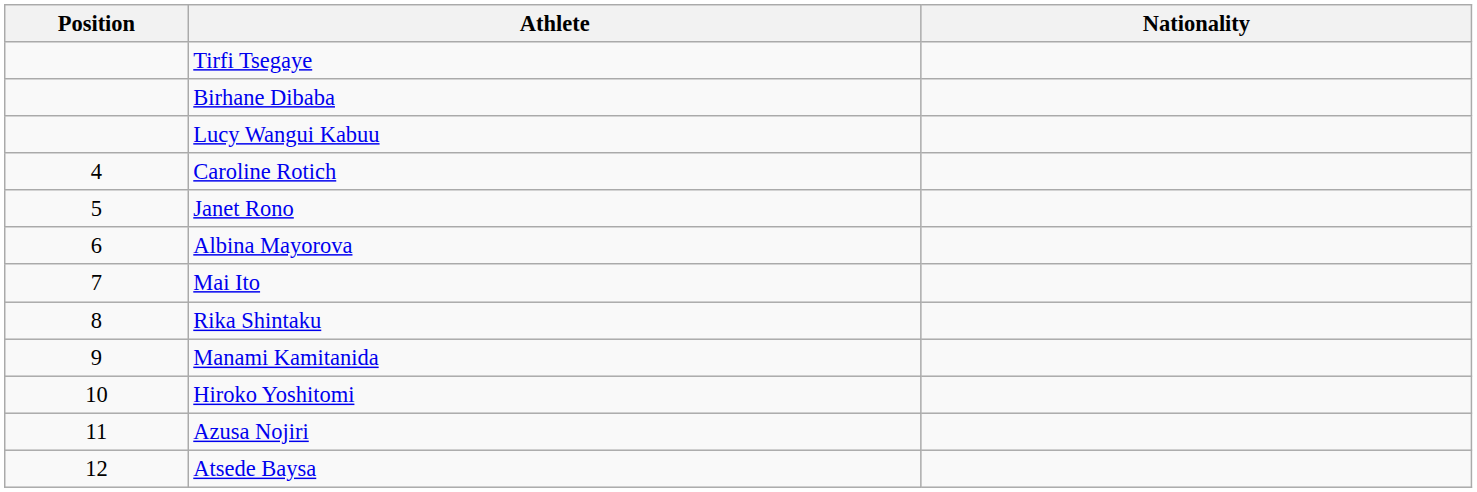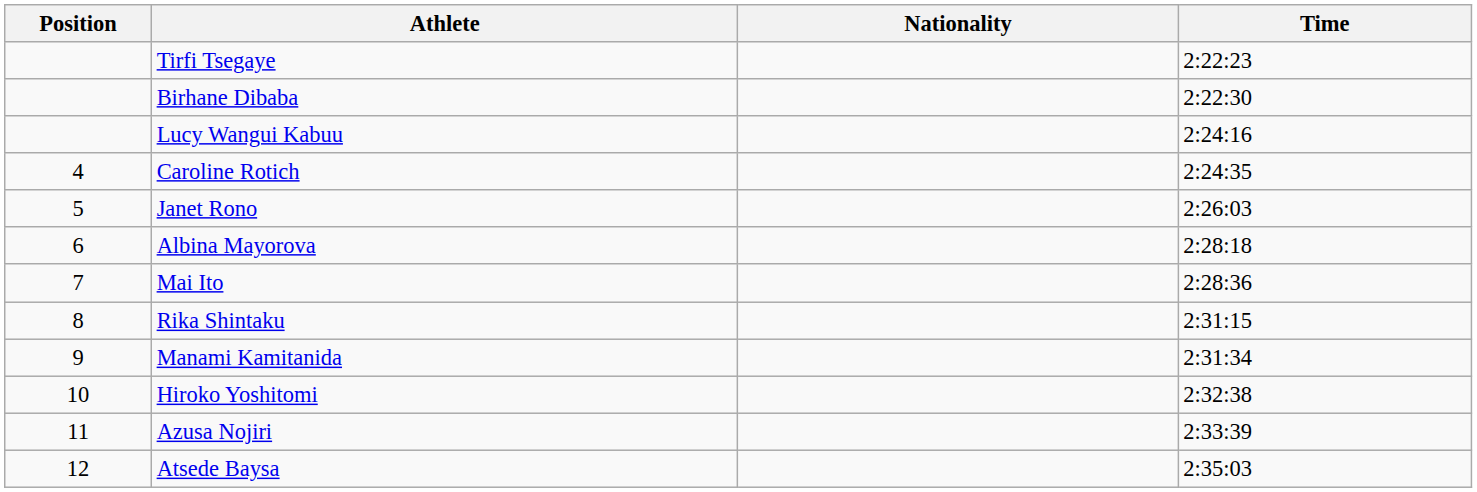+ column: (1325, 23)
